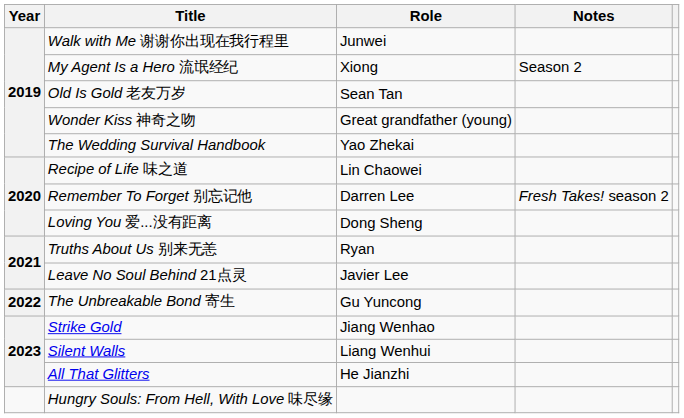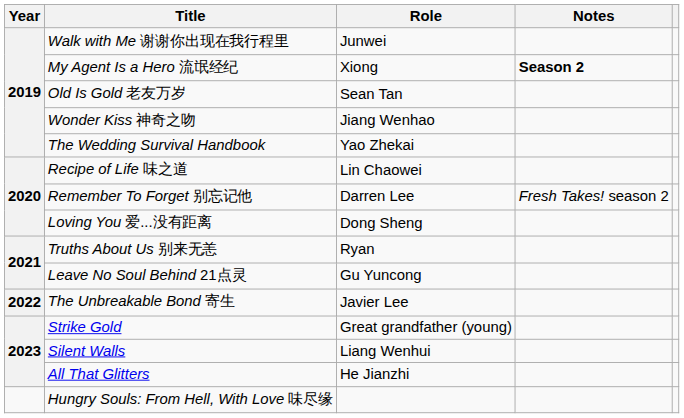(550, 67) normal -> (551, 67) bold
(426, 120) Great grandfather (young) -> (387, 120) Jiang Wenhao
(374, 276) Javier Lee -> (381, 276) Gu Yuncong
(381, 302) Gu Yuncong -> (374, 302) Javier Lee
(387, 327) Jiang Wenhao -> (426, 327) Great grandfather (young)
